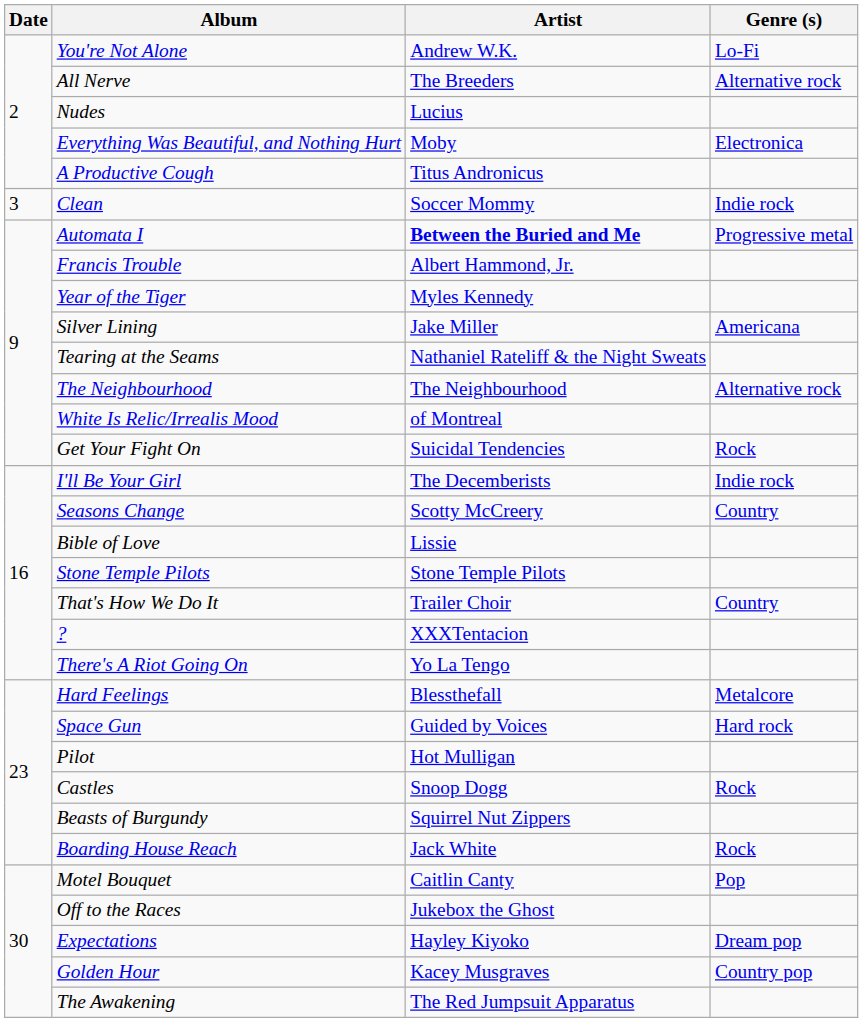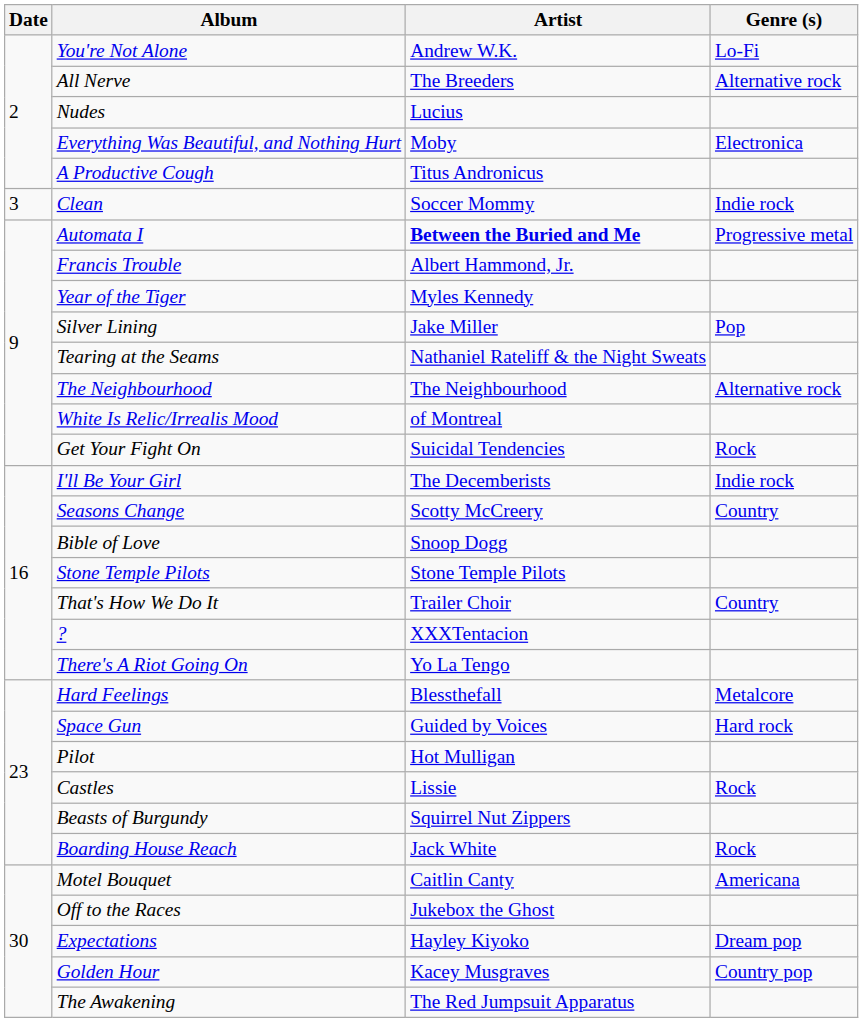(757, 326) Americana -> (730, 326) Pop
(433, 541) Lissie -> (459, 541) Snoop Dogg
(459, 787) Snoop Dogg -> (433, 787) Lissie
(730, 879) Pop -> (757, 879) Americana
